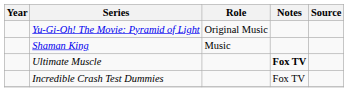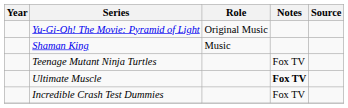+ row: (94, 62)
